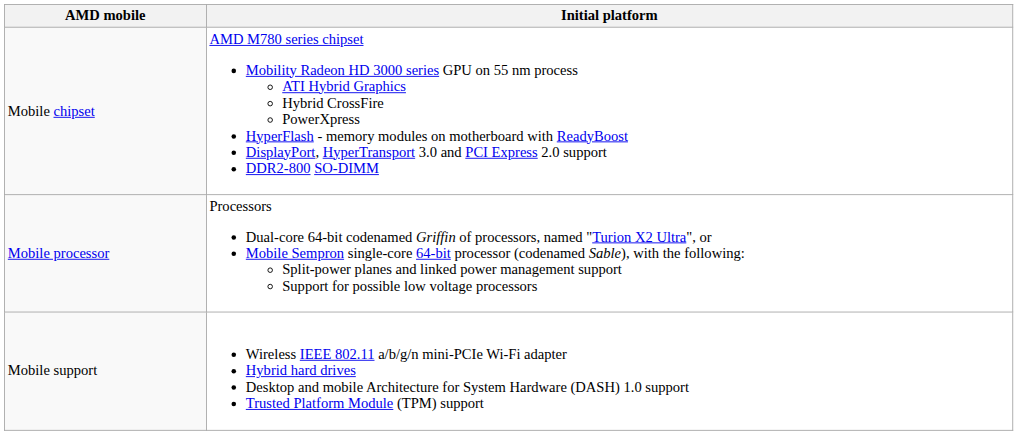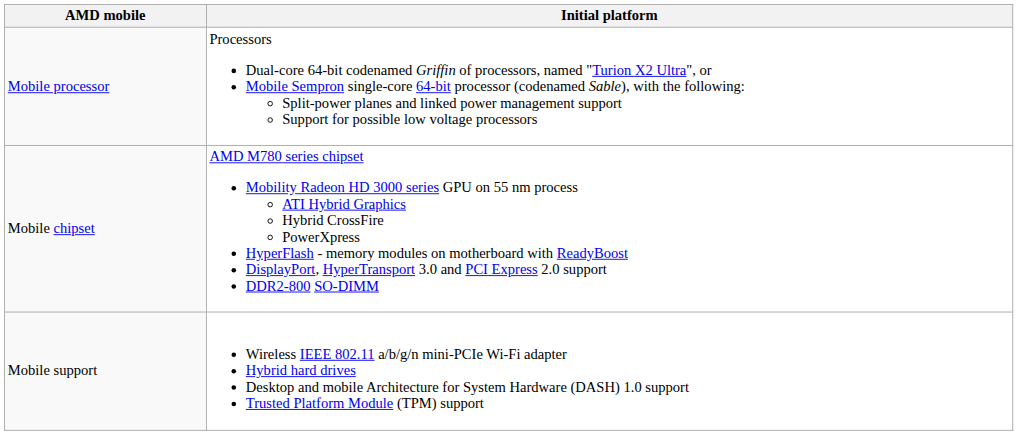rows swapped: (59, 253) <-> (51, 111)
